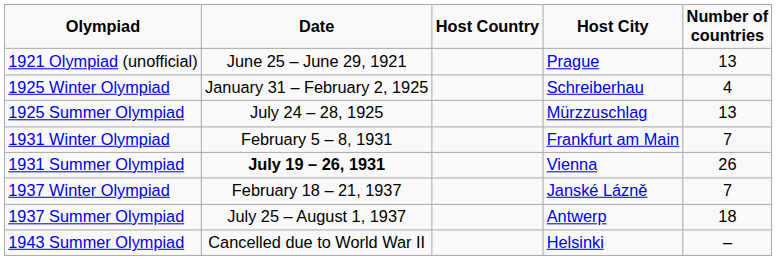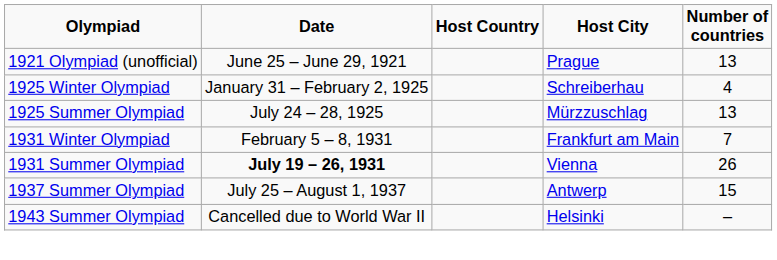- row: (89, 191)
(727, 216) 18 -> (727, 191) 15
